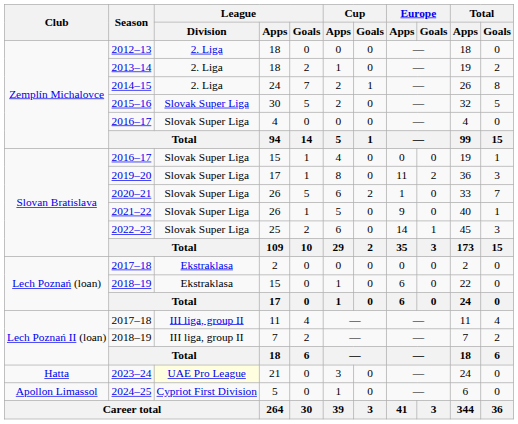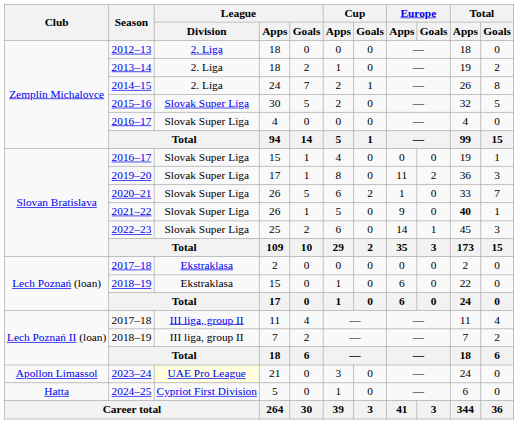(465, 211) normal -> (465, 211) bold
(57, 373) Hatta -> (57, 373) Apollon Limassol
(57, 391) Apollon Limassol -> (57, 391) Hatta
